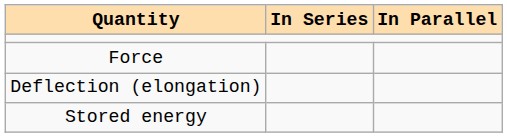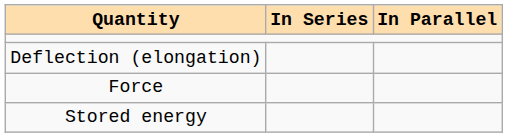rows swapped: (136, 88) <-> (136, 58)
